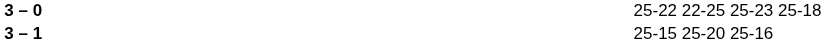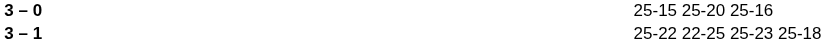(728, 10) 25-22 22-25 25-23 25-18 -> (703, 10) 25-15 25-20 25-16
(703, 33) 25-15 25-20 25-16 -> (728, 33) 25-22 22-25 25-23 25-18
